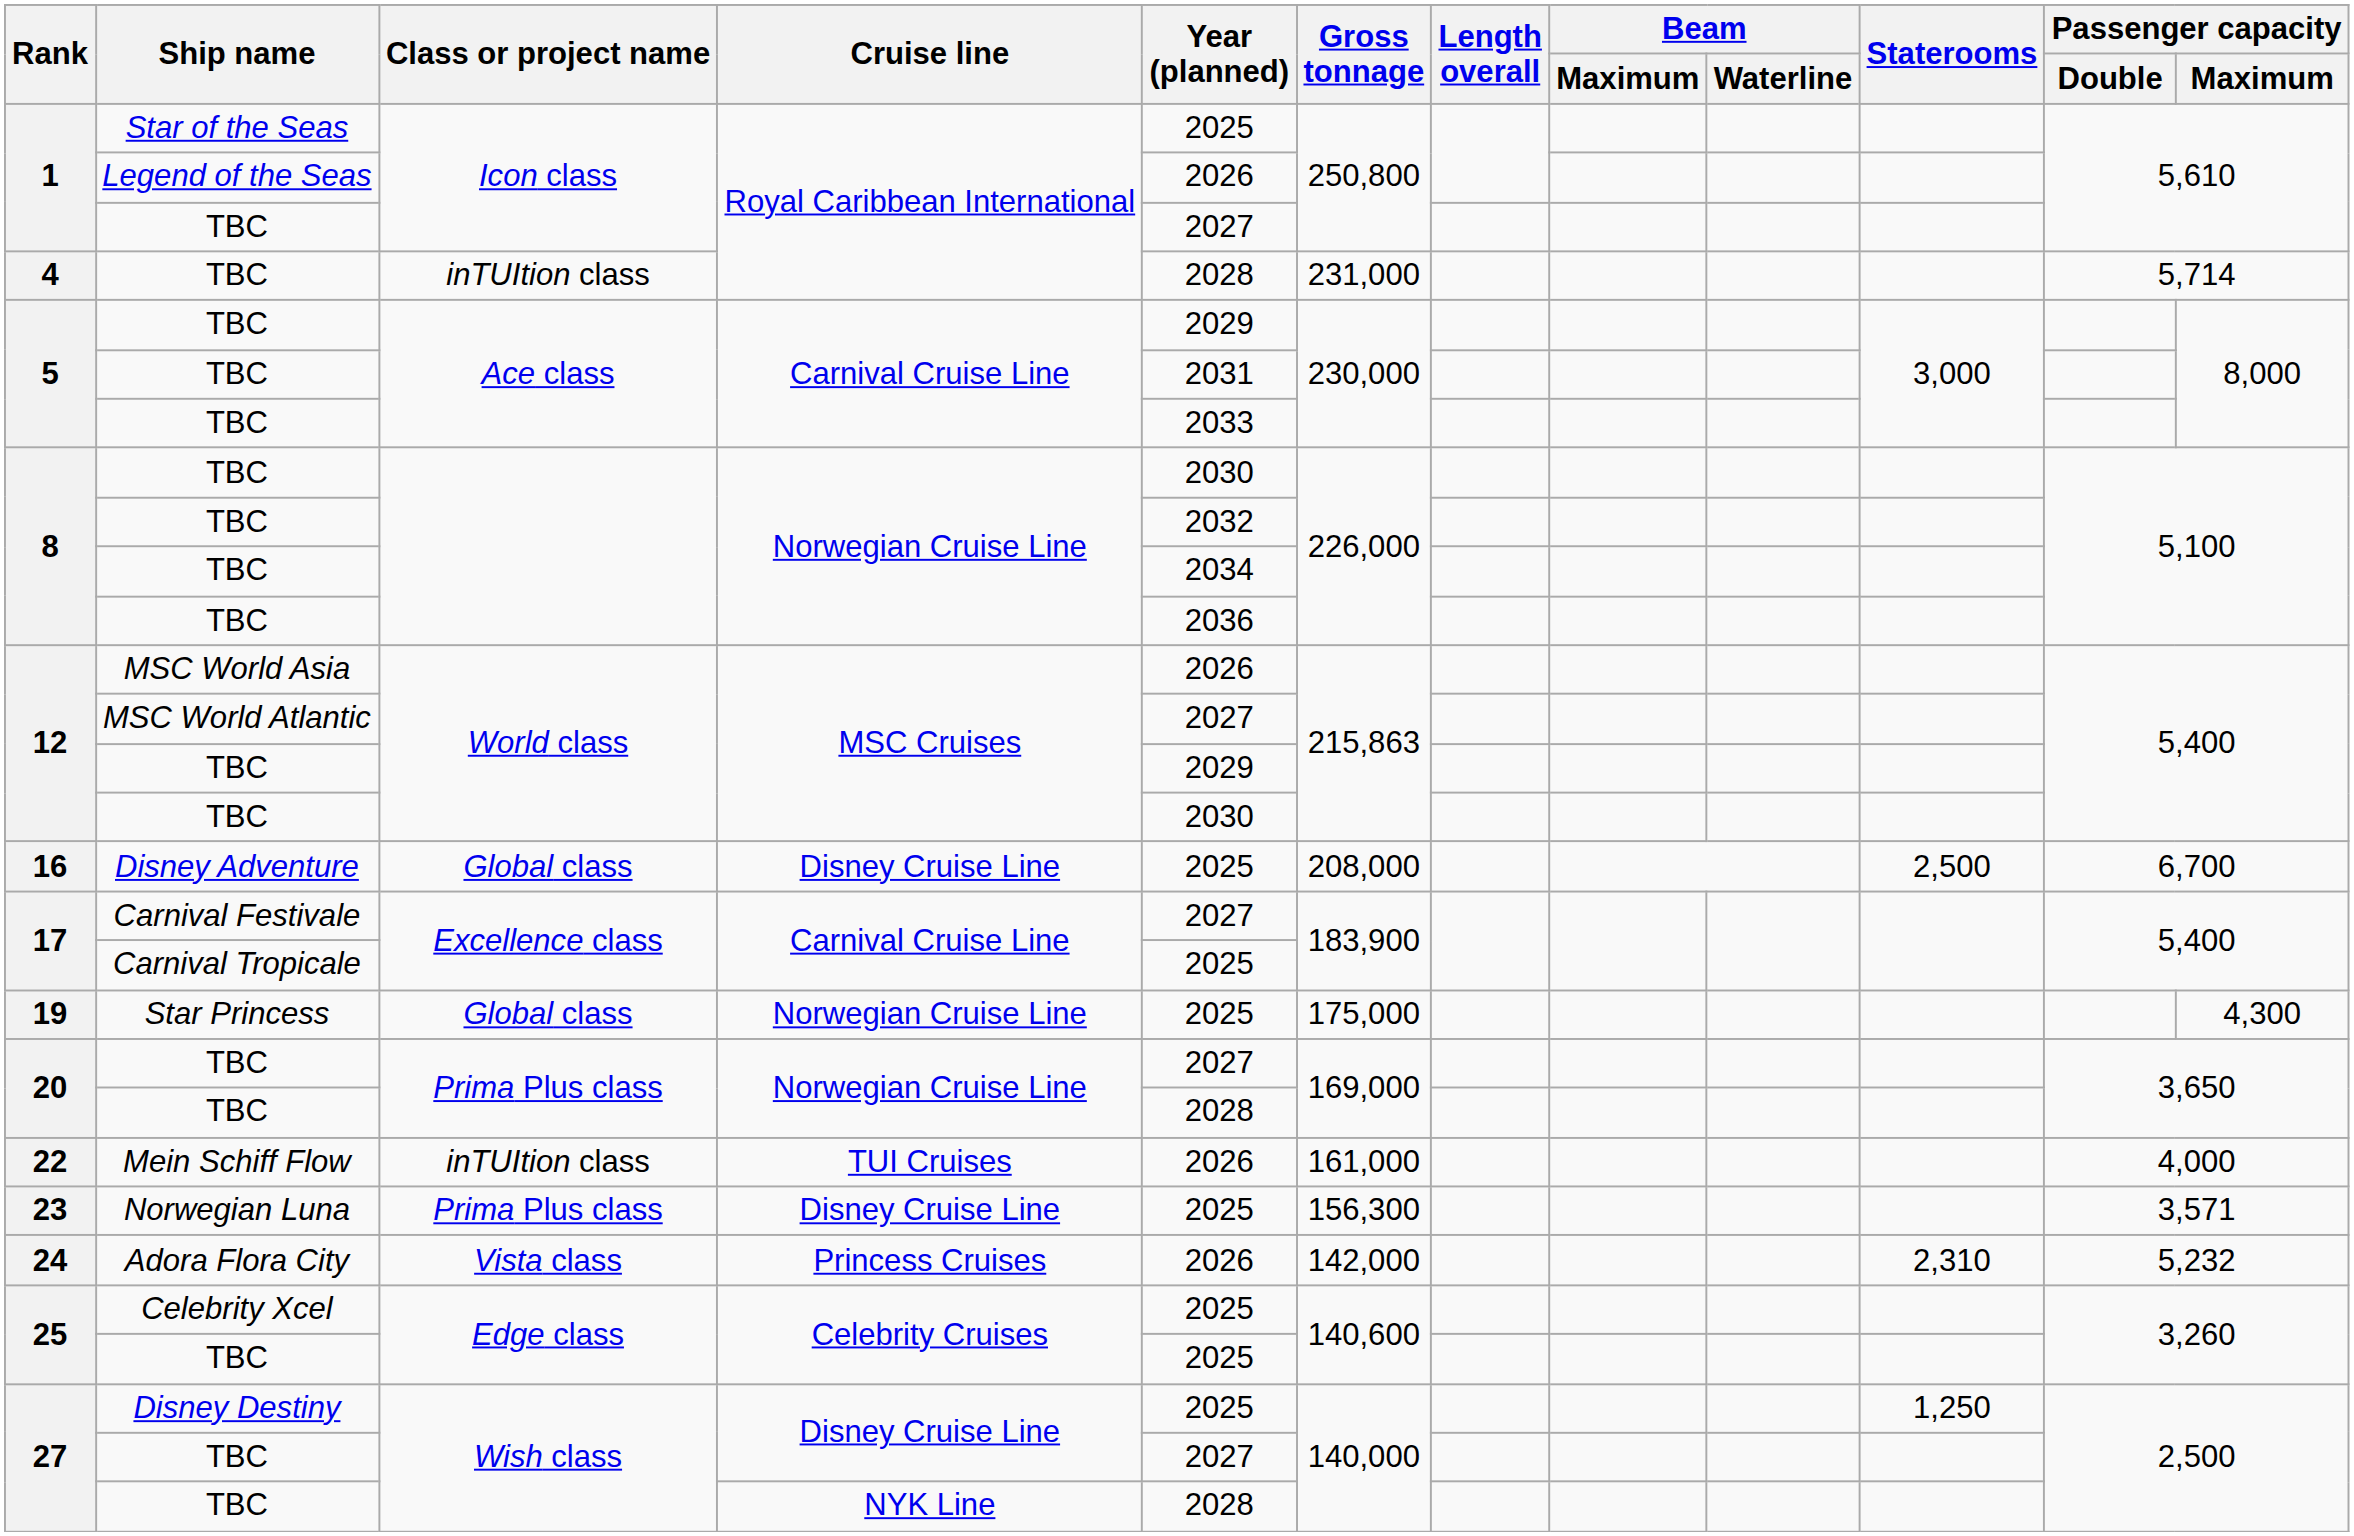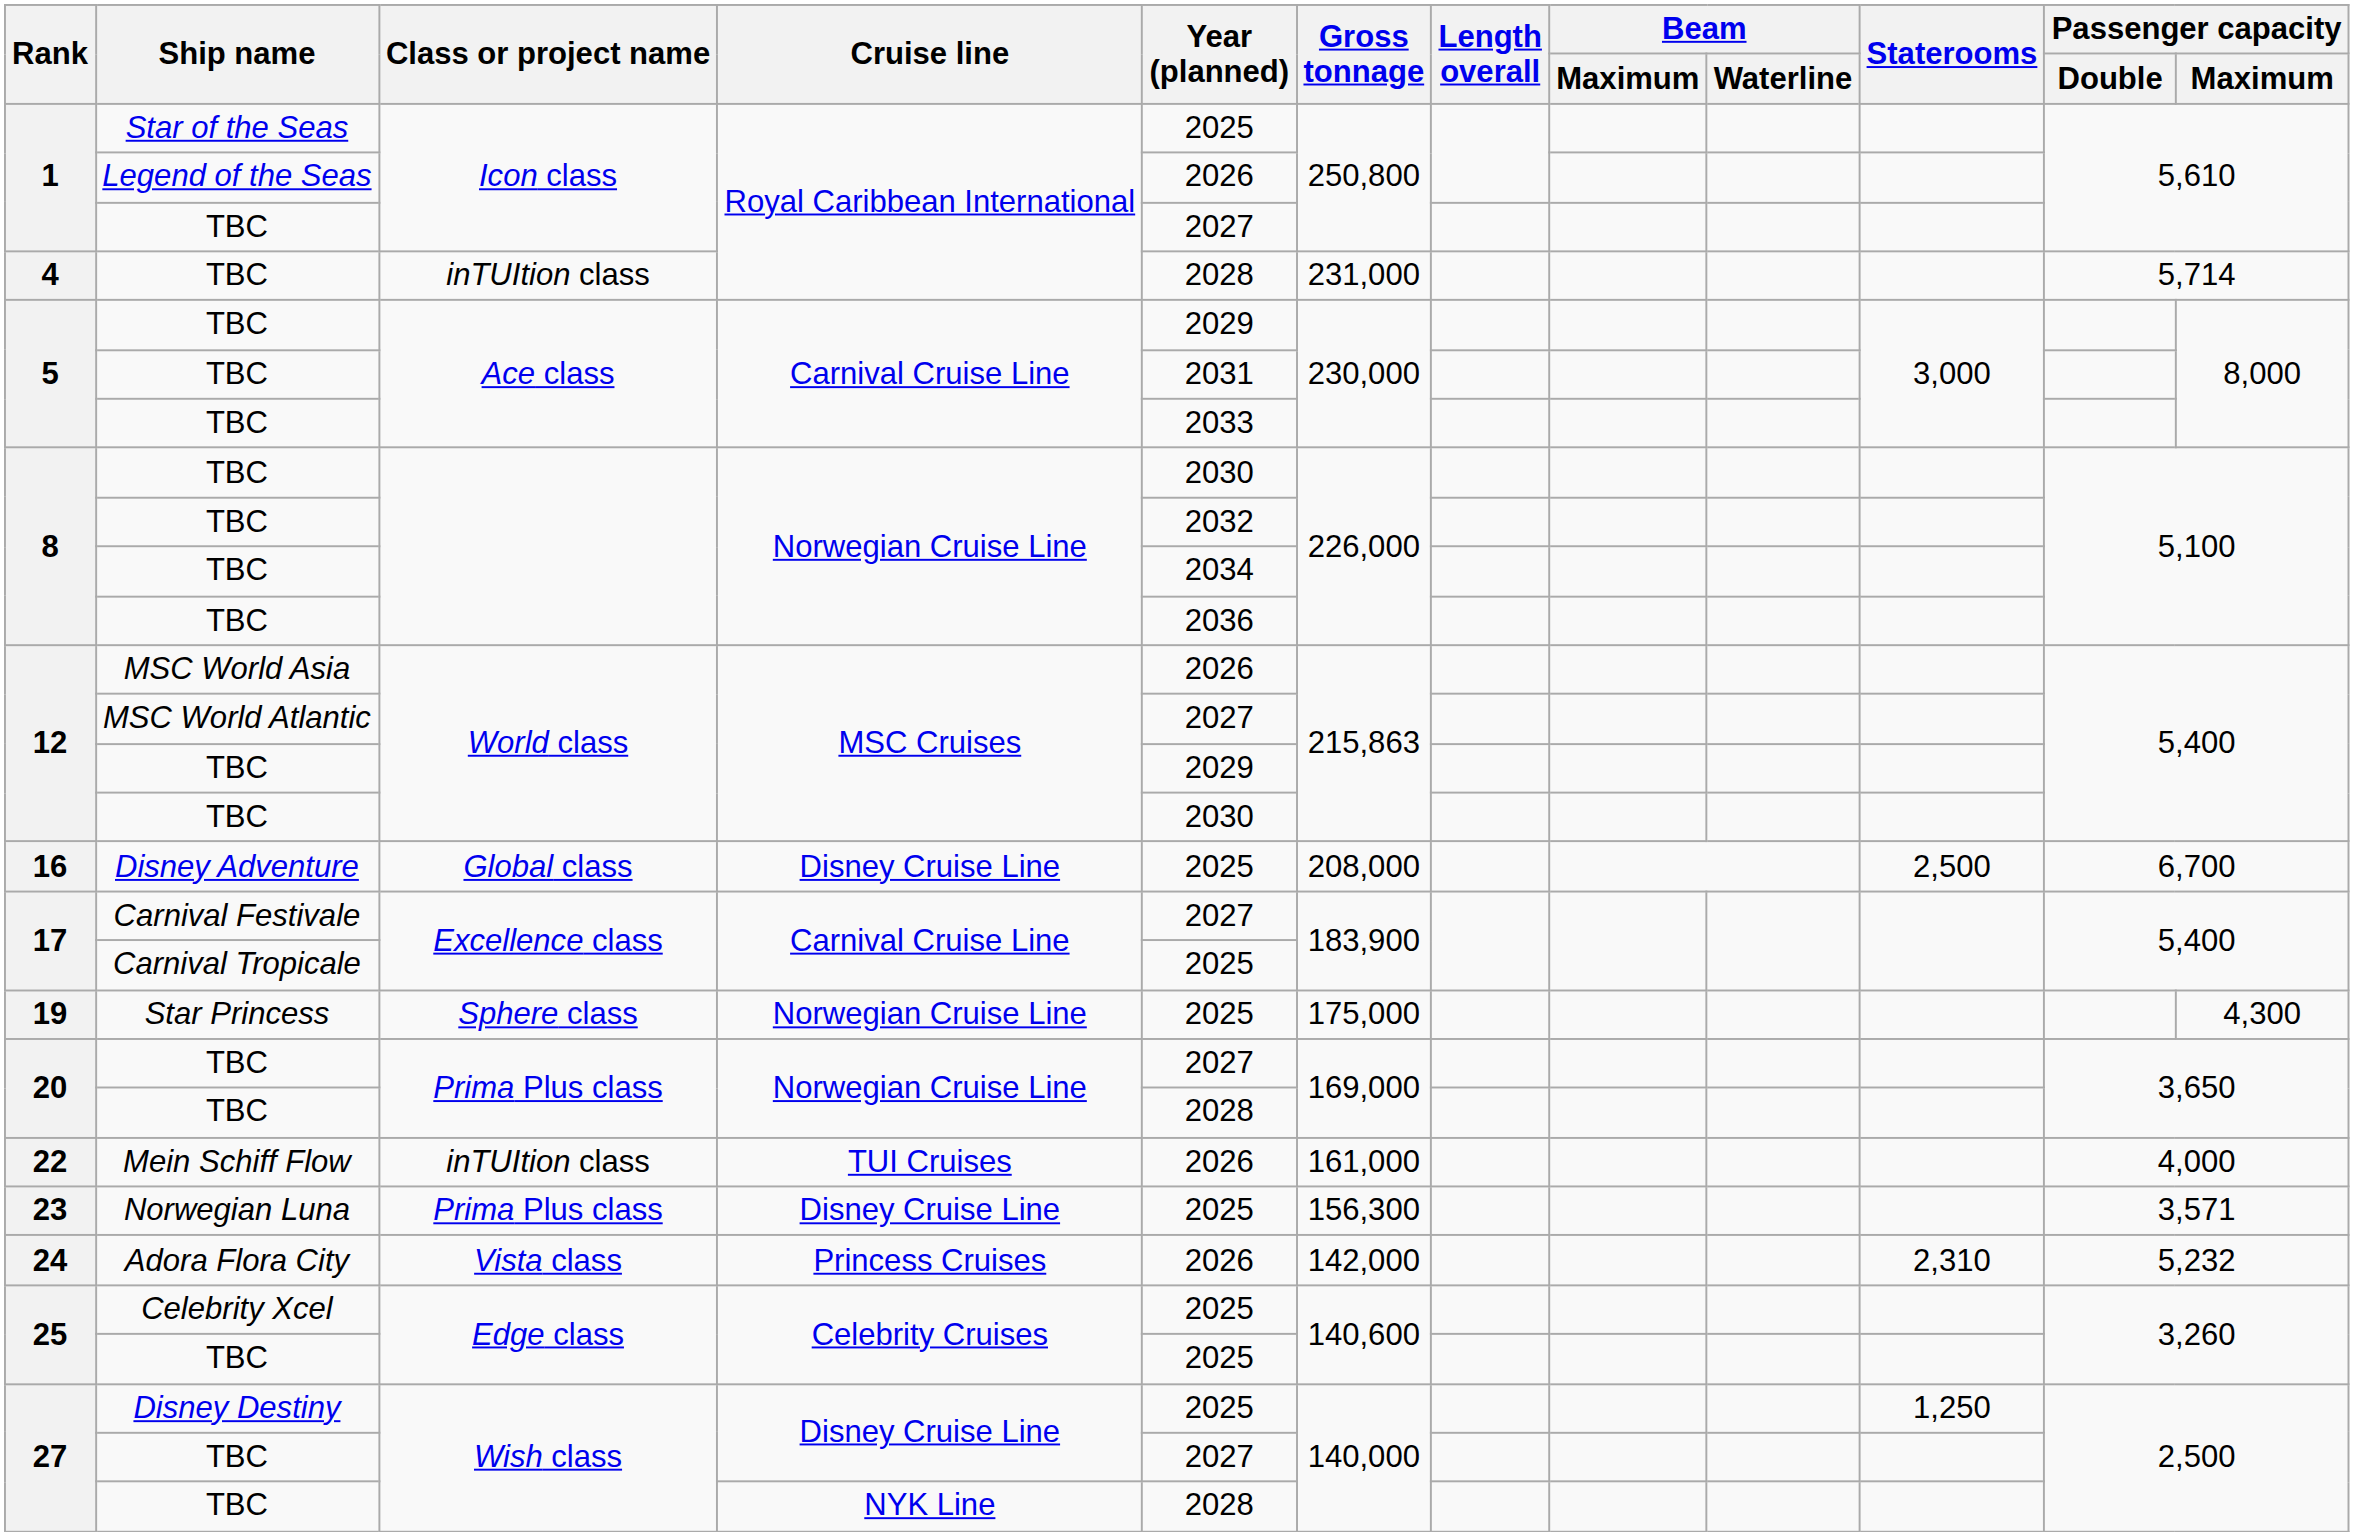(548, 1013) Global class -> (548, 1013) Sphere class
